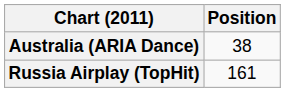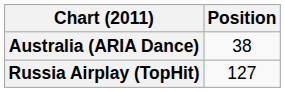(242, 73) 161 -> (242, 73) 127
